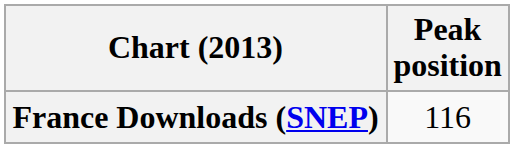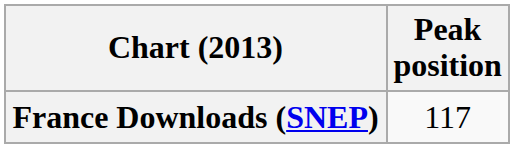(448, 116) 116 -> (448, 116) 117
